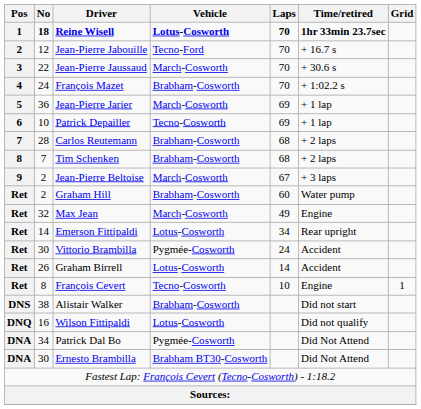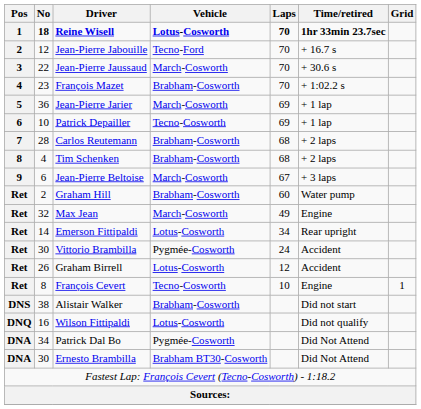(43, 85) 24 -> (43, 85) 23
(43, 158) 7 -> (43, 158) 4
(43, 176) 2 -> (43, 176) 6
(284, 267) 14 -> (284, 267) 12
